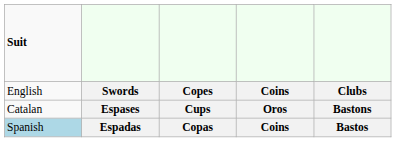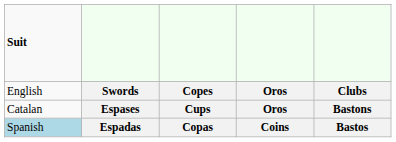(275, 90) Coins -> (275, 90) Oros
